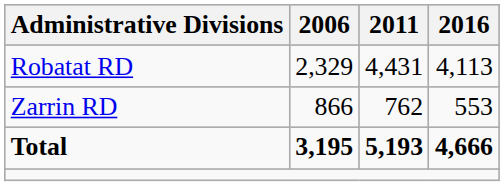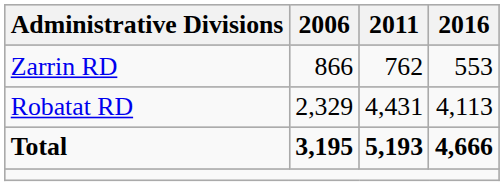rows swapped: (72, 65) <-> (64, 106)
